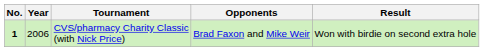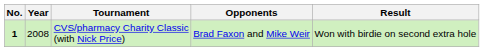(38, 33) 2006 -> (38, 33) 2008
